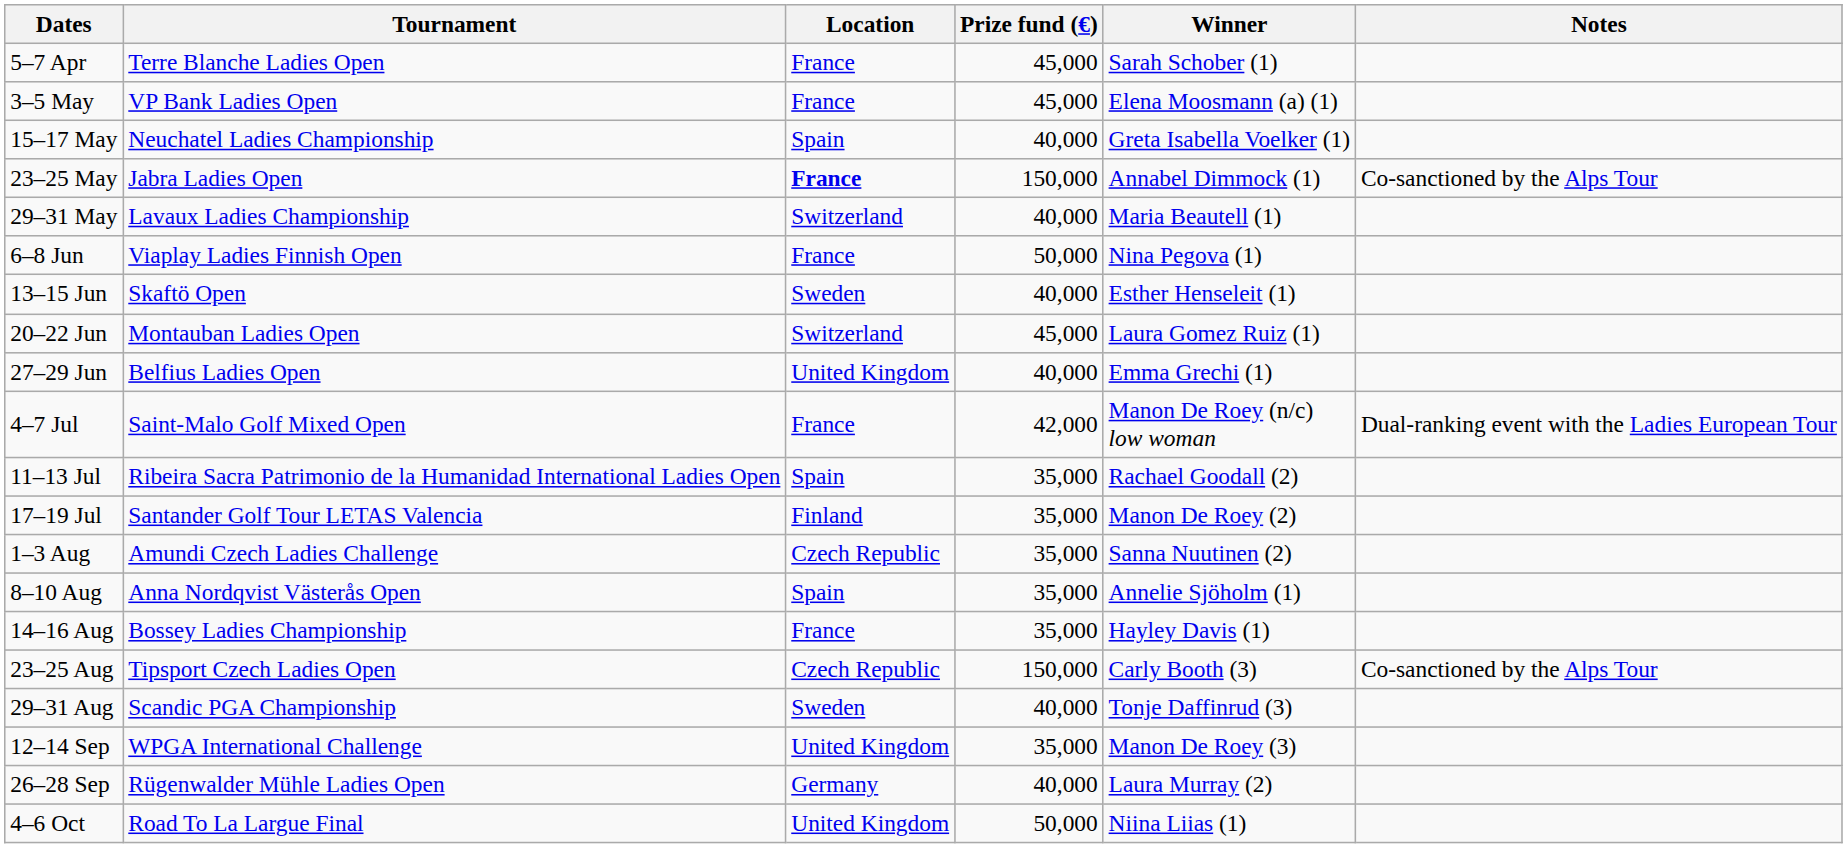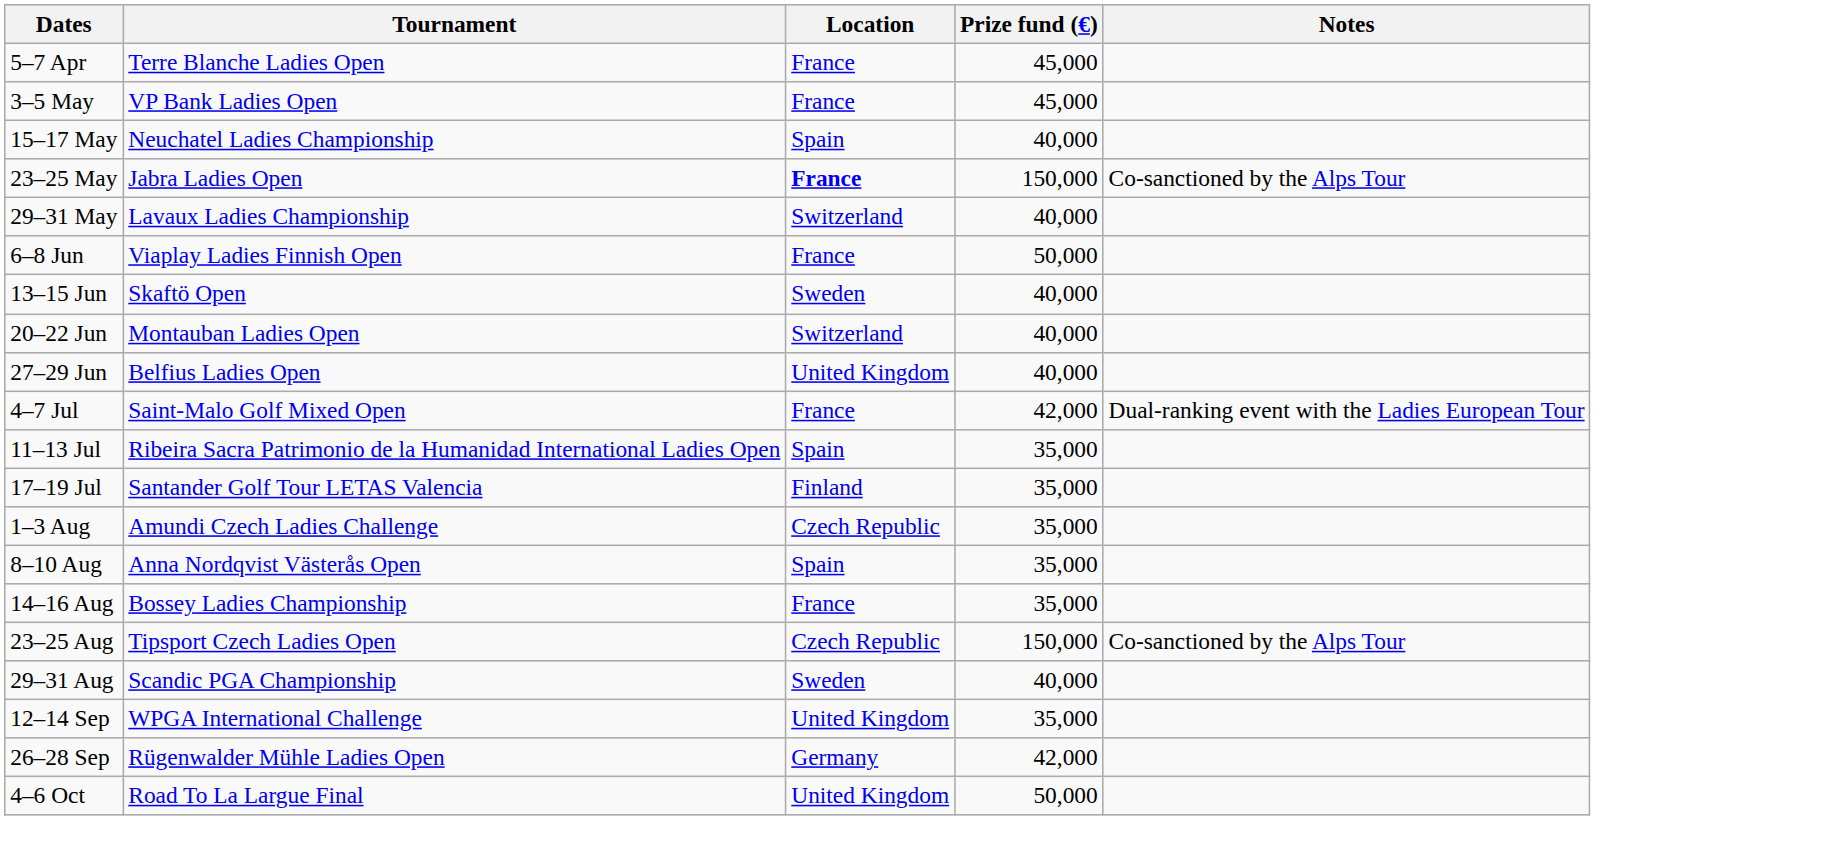- column: (1229, 23)
(1066, 332) 45,000 -> (1066, 332) 40,000
(1066, 785) 40,000 -> (1066, 757) 42,000
